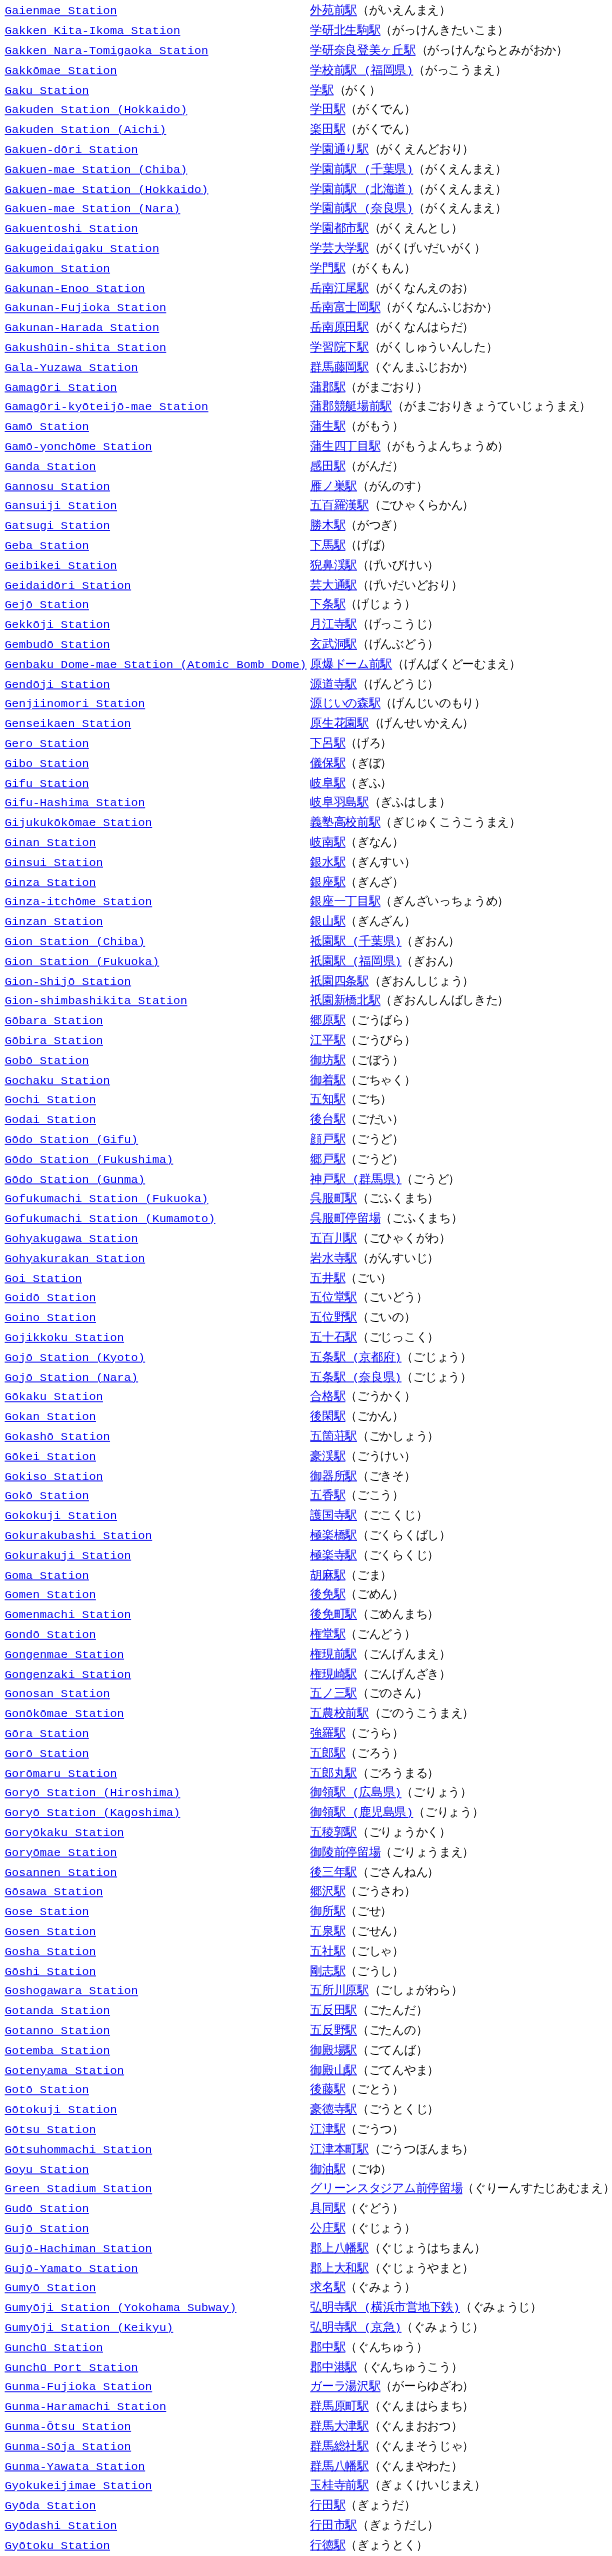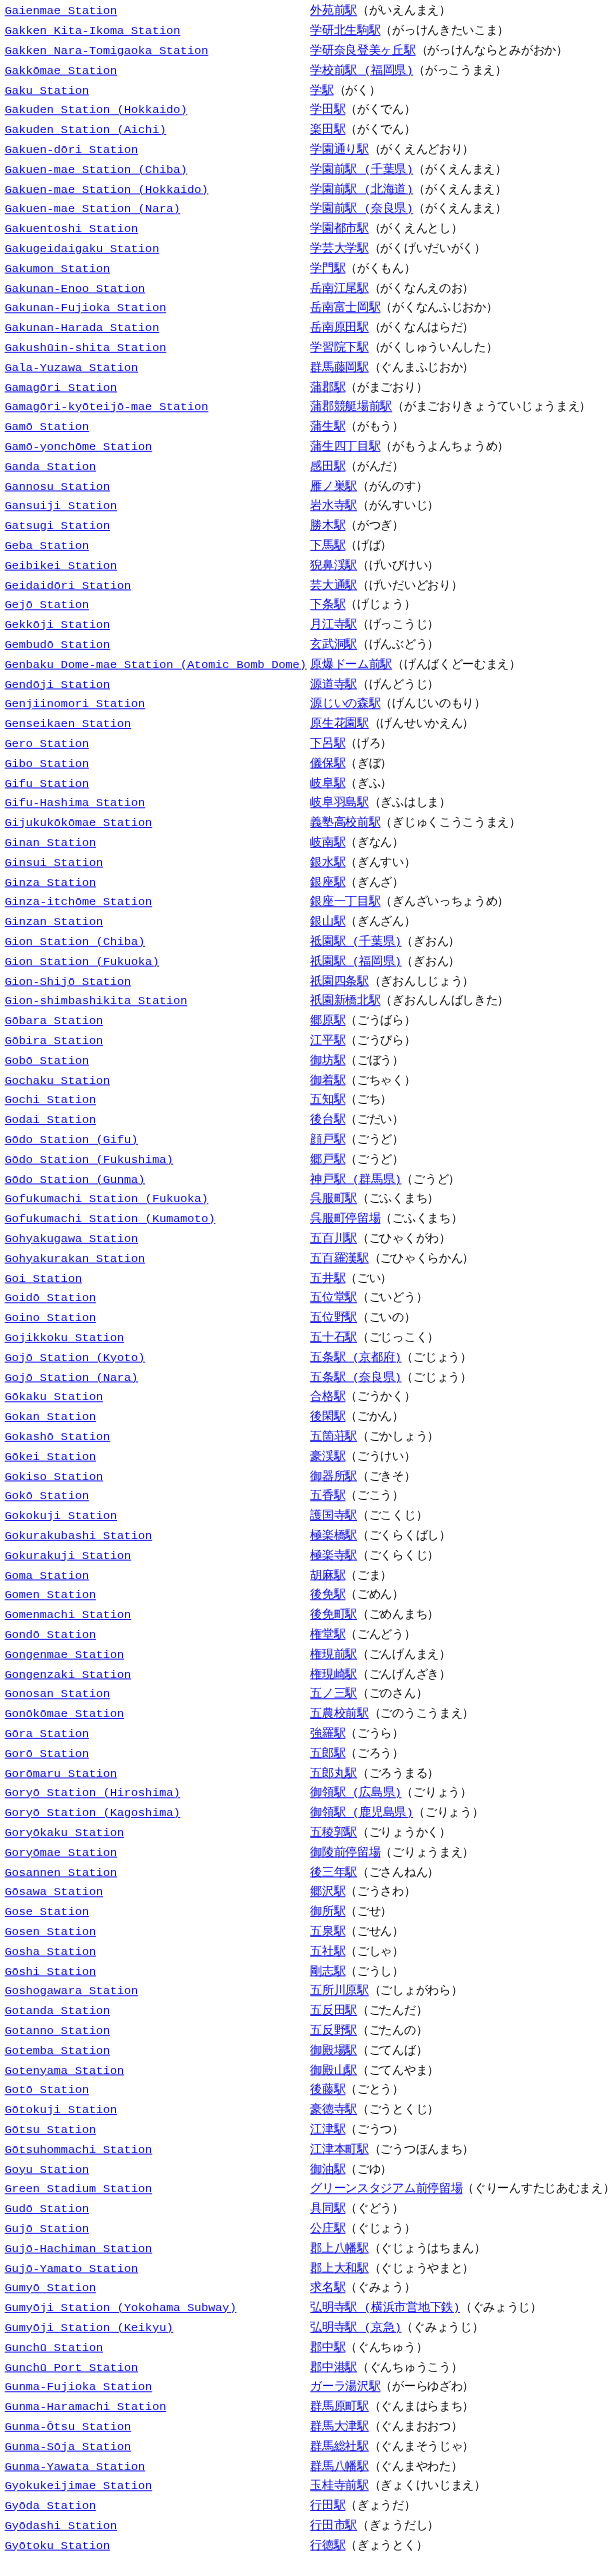(392, 506) 五百羅漢駅（ごひゃくらかん） -> (375, 506) 岩水寺駅（がんすいじ）
(375, 1259) 岩水寺駅（がんすいじ） -> (392, 1259) 五百羅漢駅（ごひゃくらかん）
